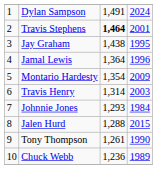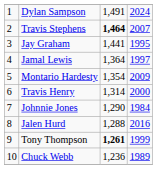(140, 28) 2001 -> (140, 28) 2007
(114, 44) 1,438 -> (114, 44) 1,441
(140, 60) 1996 -> (140, 60) 1997
(140, 92) 2003 -> (140, 92) 2000
(114, 108) 1,293 -> (114, 108) 1,290
(140, 124) 2015 -> (140, 124) 2016
(114, 140) normal -> (114, 140) bold
(140, 140) 1990 -> (140, 140) 1999
